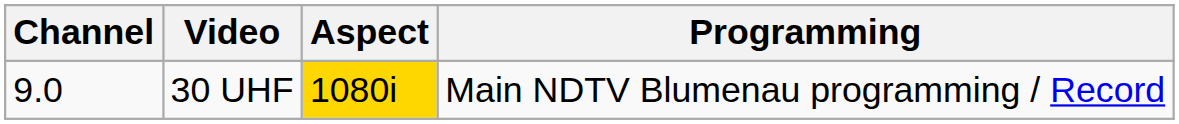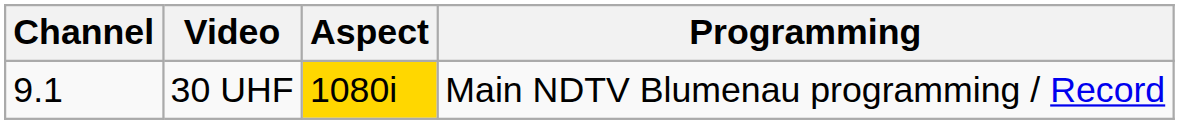(38, 89) 9.0 -> (38, 89) 9.1
